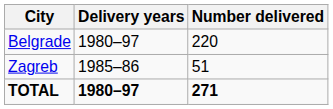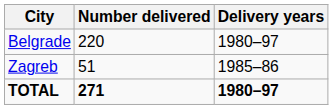columns swapped: (131, 16) <-> (258, 16)
